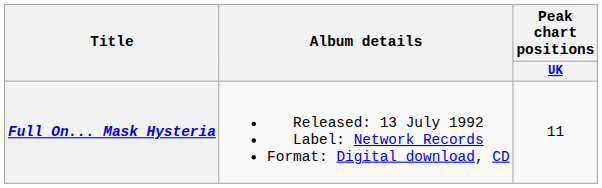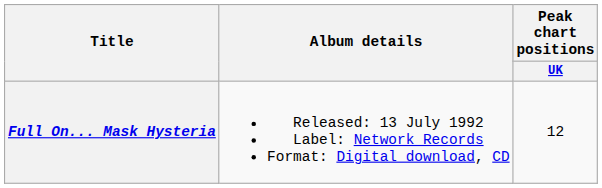(555, 132) 11 -> (555, 132) 12
